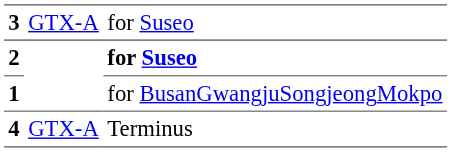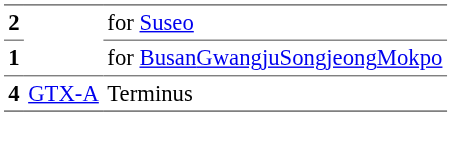- row: (14, 22)
(152, 57) bold -> (151, 22) normal
